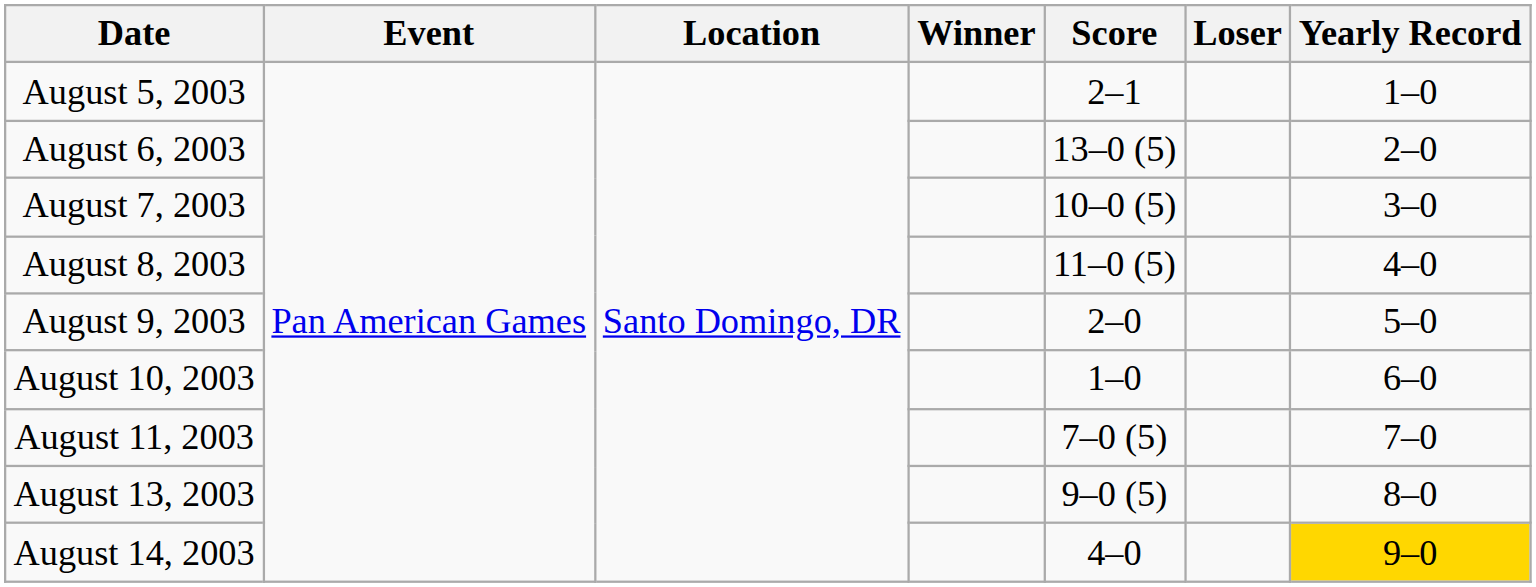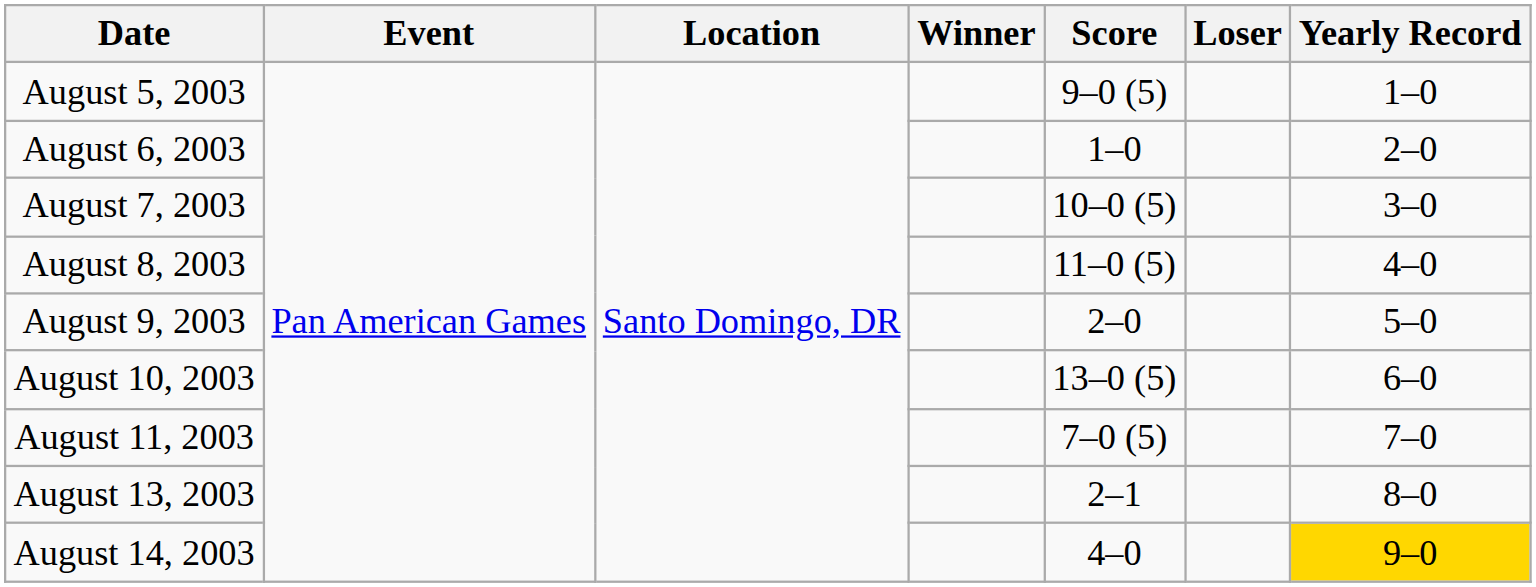(1114, 90) 2–1 -> (1114, 90) 9–0 (5)
(1114, 148) 13–0 (5) -> (1114, 148) 1–0
(1114, 378) 1–0 -> (1114, 378) 13–0 (5)
(1114, 494) 9–0 (5) -> (1114, 494) 2–1
